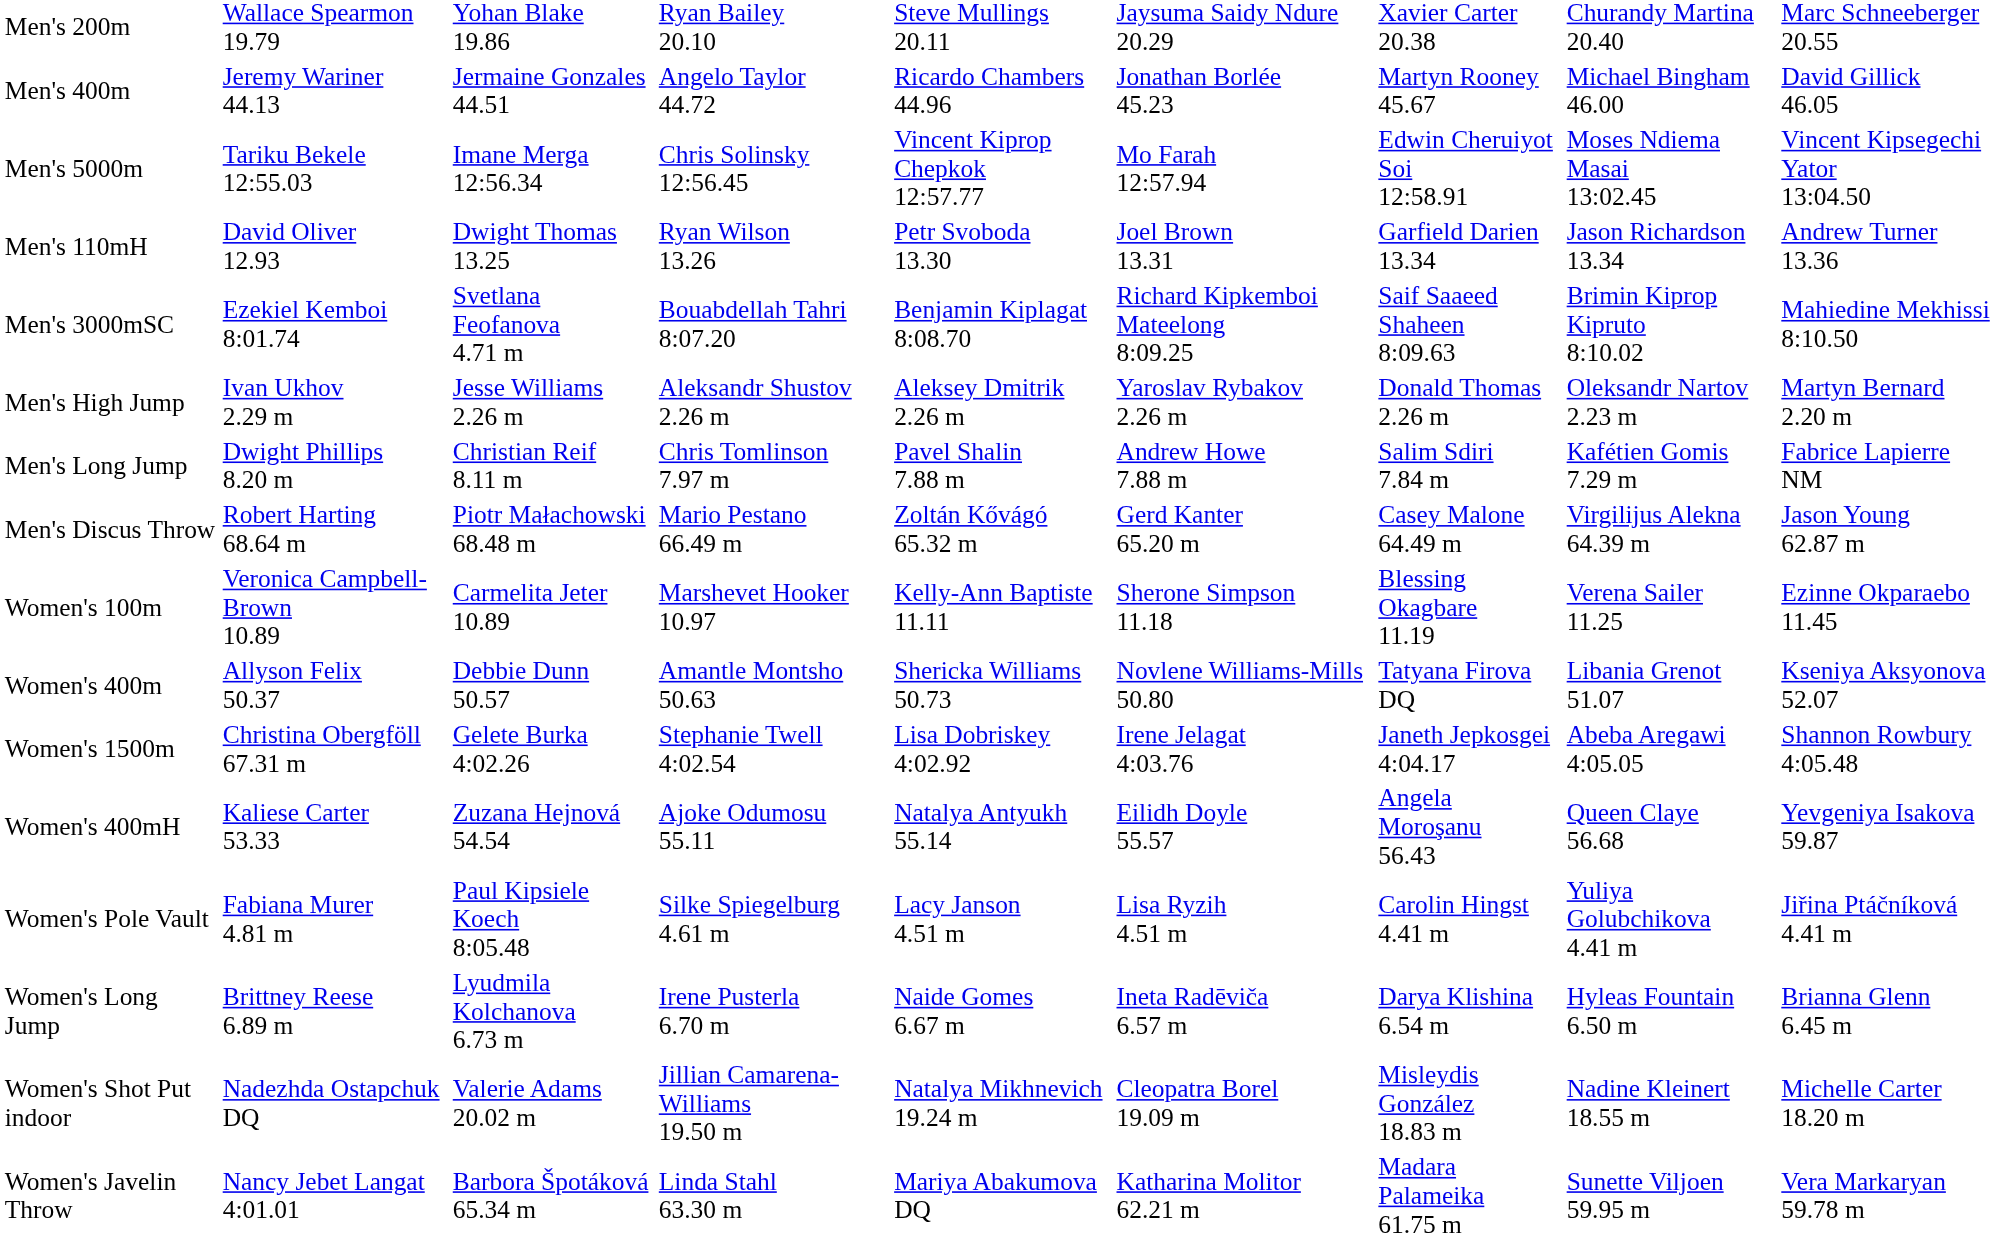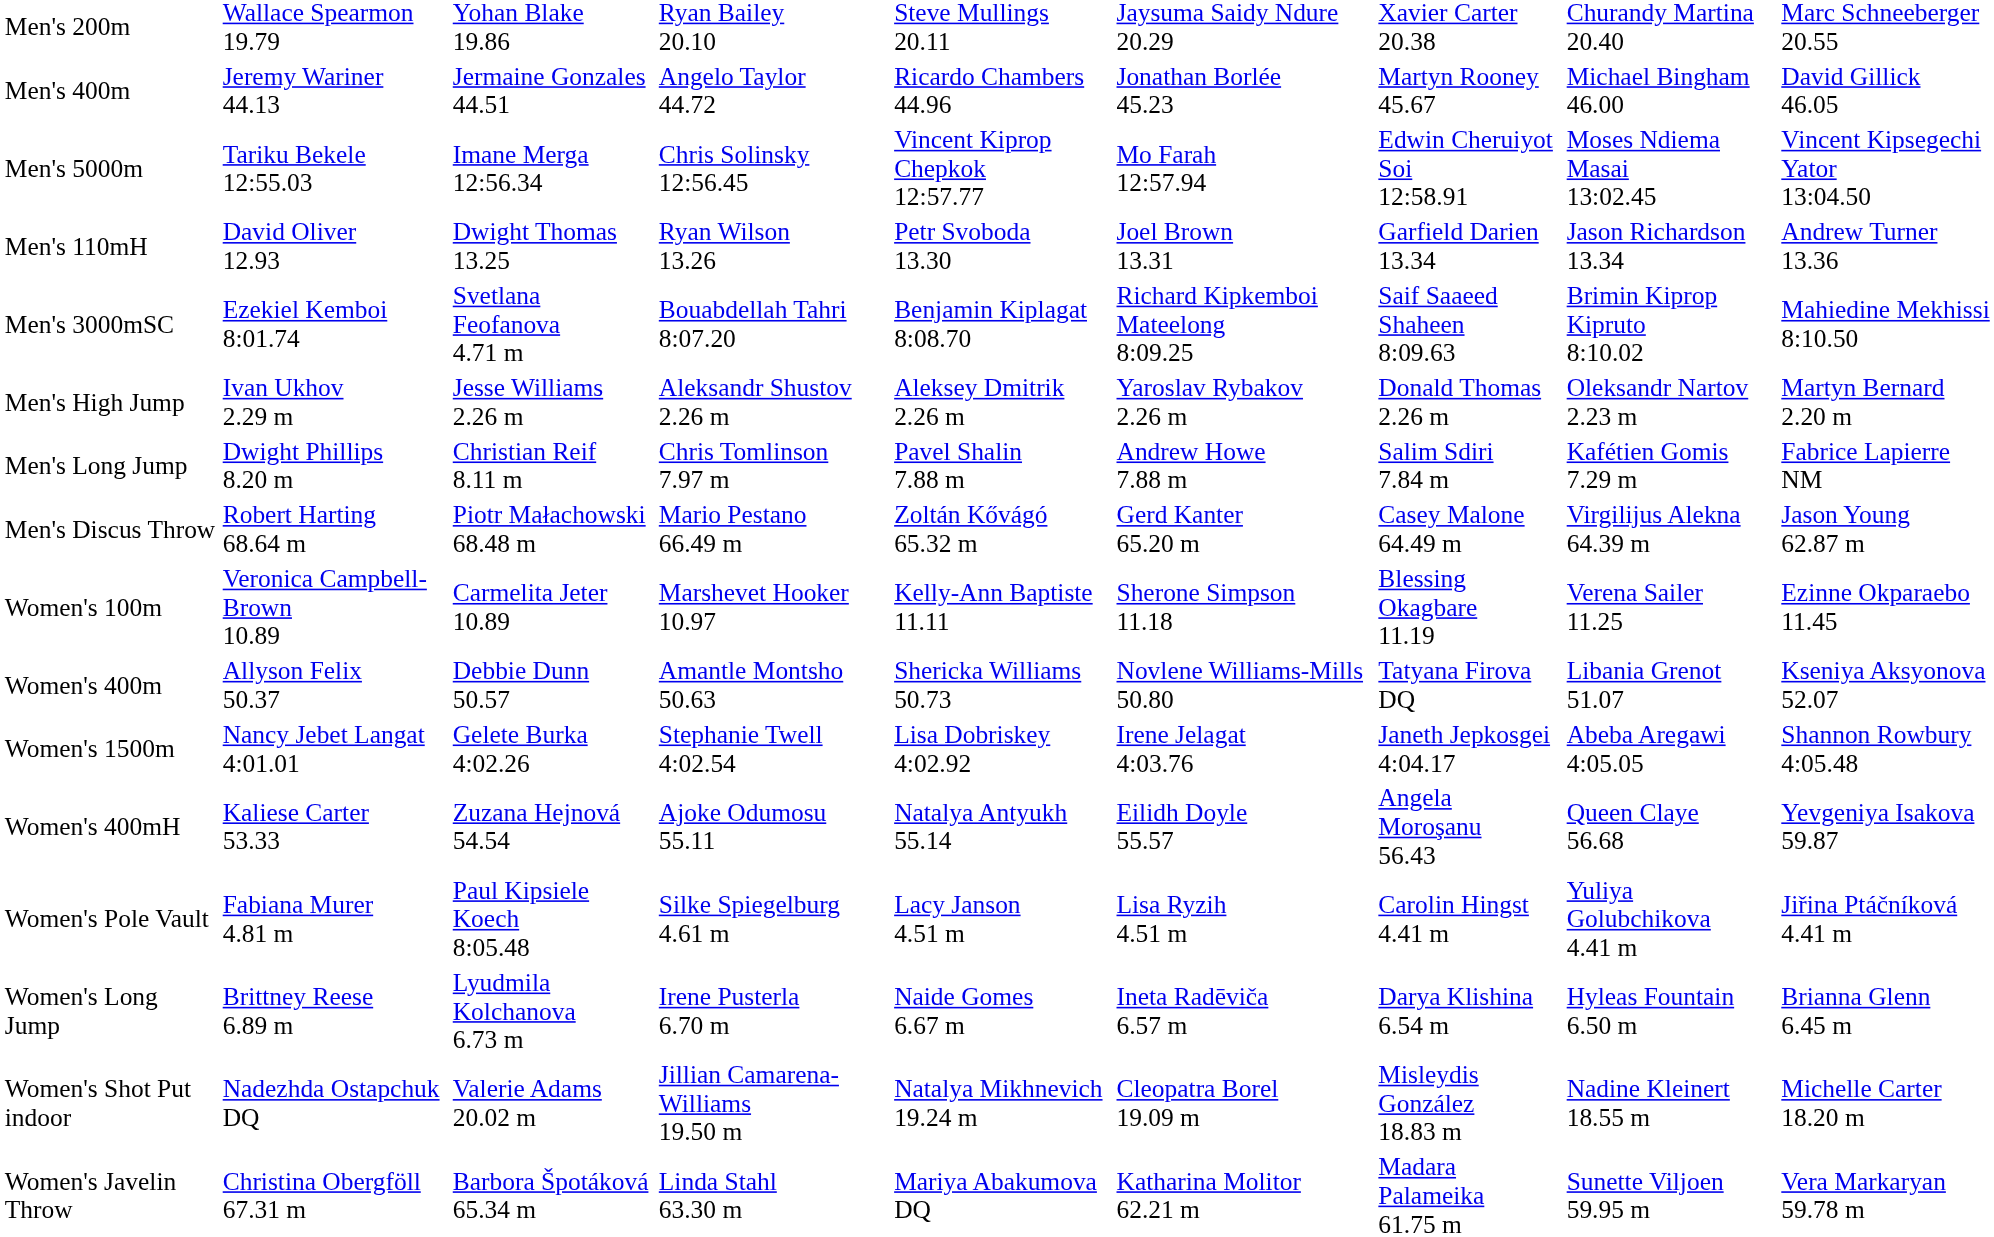(322, 748) Christina Obergföll 67.31 m -> (324, 748) Nancy Jebet Langat 4:01.01
(324, 1195) Nancy Jebet Langat 4:01.01 -> (322, 1195) Christina Obergföll 67.31 m
